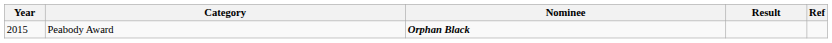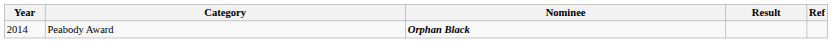(17, 29) 2015 -> (17, 29) 2014
